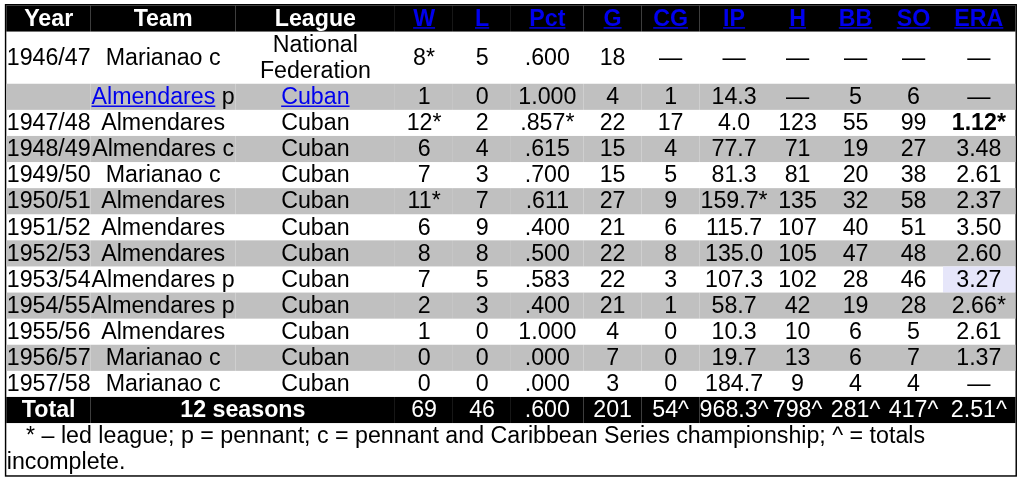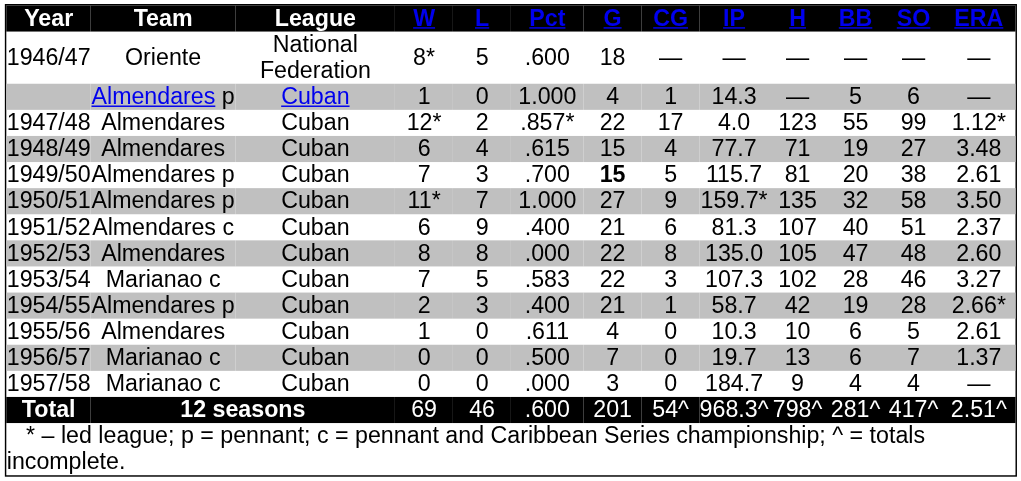(163, 57) Marianao c -> (163, 57) Oriente
(979, 122) bold -> (979, 122) normal
(163, 148) Almendares c -> (163, 148) Almendares
(163, 174) Marianao c -> (163, 174) Almendares p
(613, 174) normal -> (613, 174) bold
(734, 174) 81.3 -> (734, 174) 115.7
(163, 200) Almendares -> (163, 200) Almendares p
(547, 200) .611 -> (547, 200) 1.000
(979, 200) 2.37 -> (979, 200) 3.50
(163, 227) Almendares -> (163, 227) Almendares c
(734, 227) 115.7 -> (734, 227) 81.3
(979, 227) 3.50 -> (979, 227) 2.37
(547, 253) .500 -> (547, 253) .000
(163, 279) Almendares p -> (163, 279) Marianao c
(979, 279) lavender background -> (979, 279) no background
(547, 331) 1.000 -> (547, 331) .611
(547, 357) .000 -> (547, 357) .500
